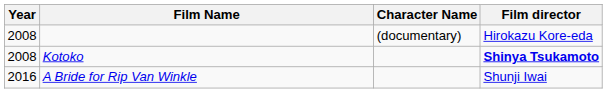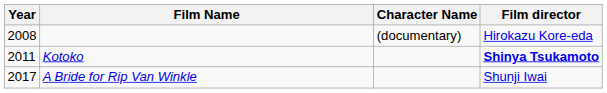(22, 56) 2008 -> (22, 56) 2011
(22, 77) 2016 -> (22, 77) 2017
